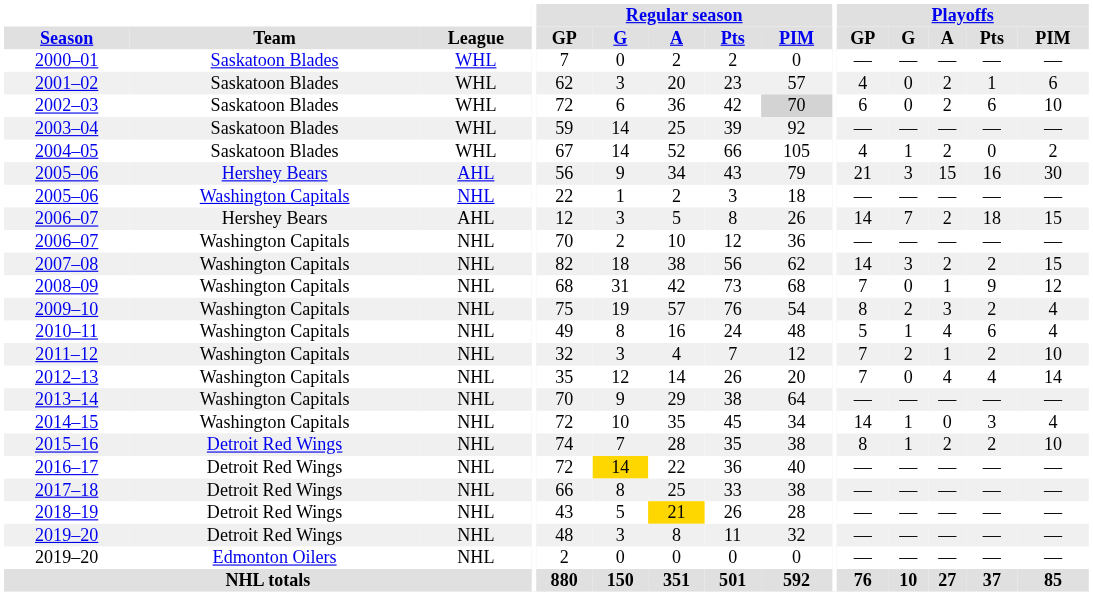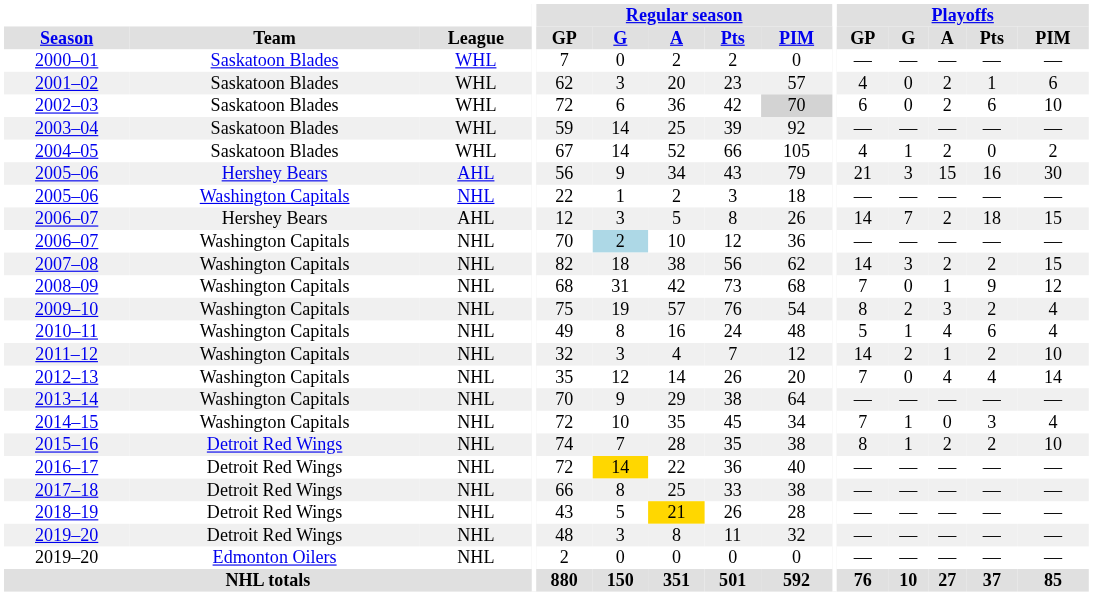(620, 241) no background -> (620, 241) lightblue background
(863, 354) 7 -> (863, 354) 14
(863, 422) 14 -> (863, 422) 7
